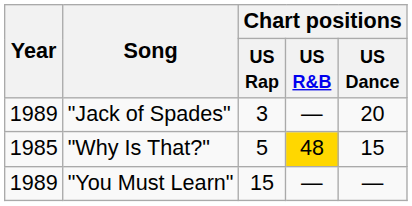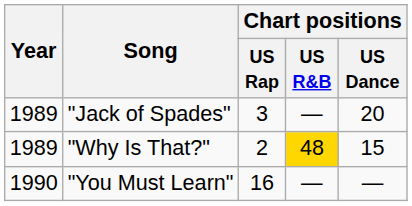(34, 148) 1985 -> (34, 148) 1989
(262, 148) 5 -> (262, 148) 2
(34, 182) 1989 -> (34, 182) 1990
(262, 182) 15 -> (262, 182) 16
